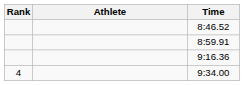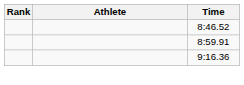- row: (213, 73)
